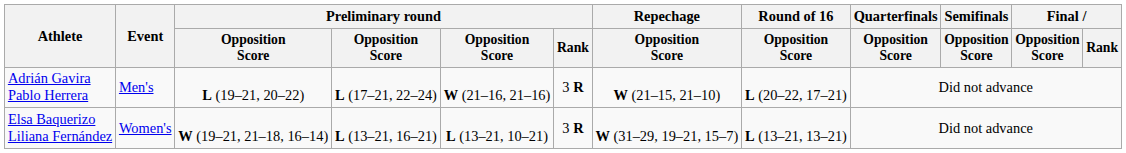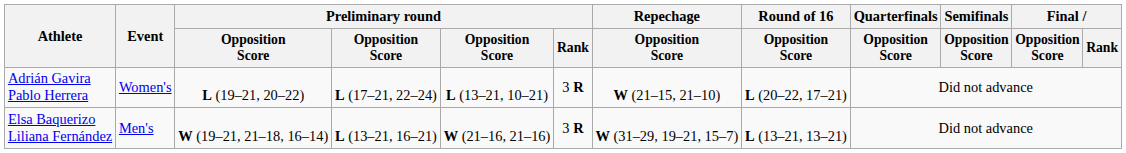(136, 87) Men's -> (145, 87) Women's
(497, 95) W (21–16, 21–16) -> (497, 95) L (13–21, 10–21)
(145, 128) Women's -> (136, 128) Men's
(497, 136) L (13–21, 10–21) -> (497, 136) W (21–16, 21–16)
